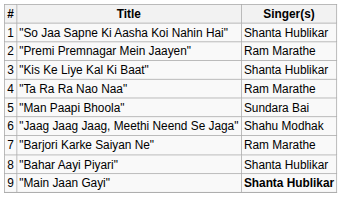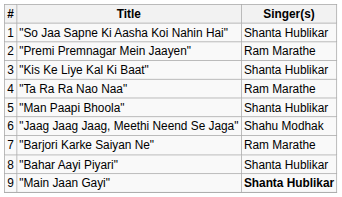(277, 108) Sundara Bai -> (286, 108) Shanta Hublikar
